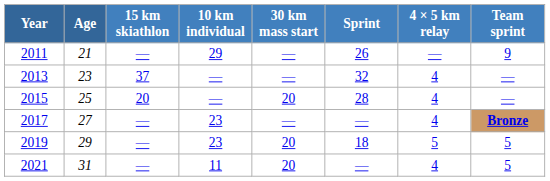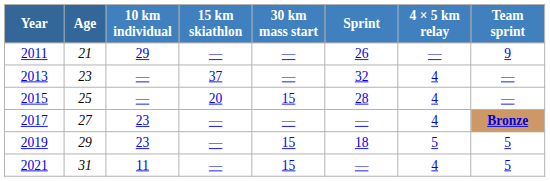columns swapped: (216, 23) <-> (143, 23)
(289, 98) 20 -> (289, 98) 15
(289, 143) 20 -> (289, 143) 15
(289, 165) 20 -> (289, 165) 15
